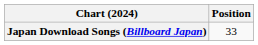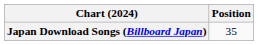(231, 31) 33 -> (231, 31) 35
